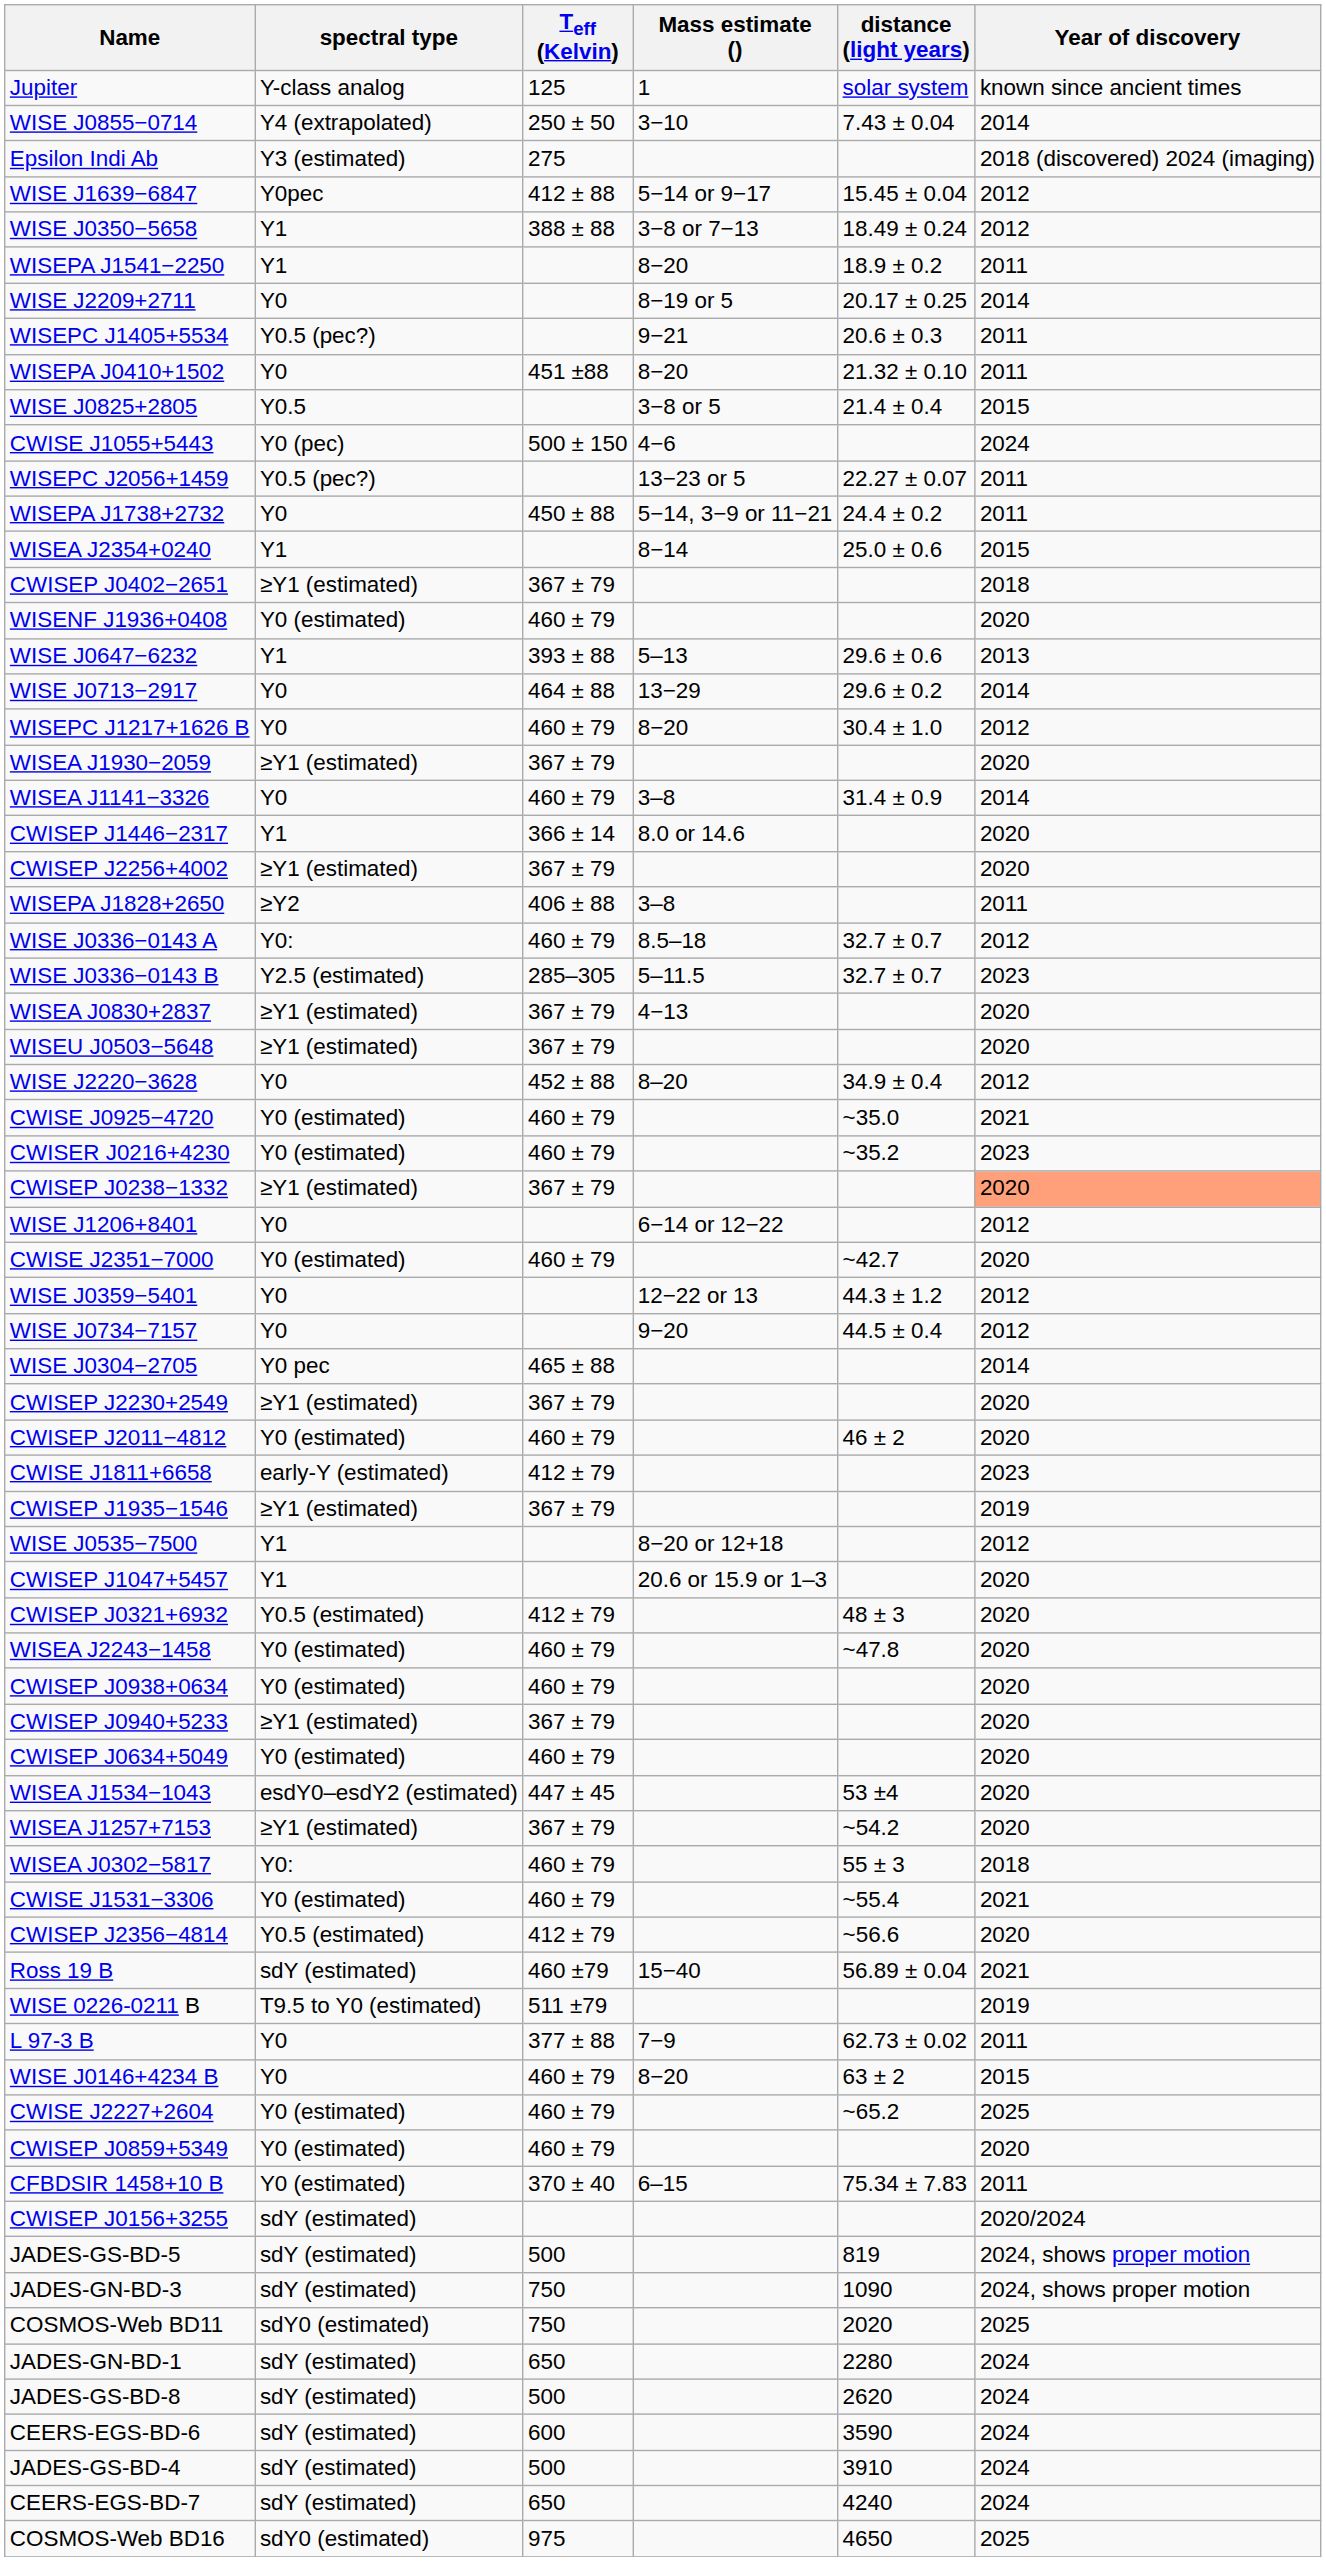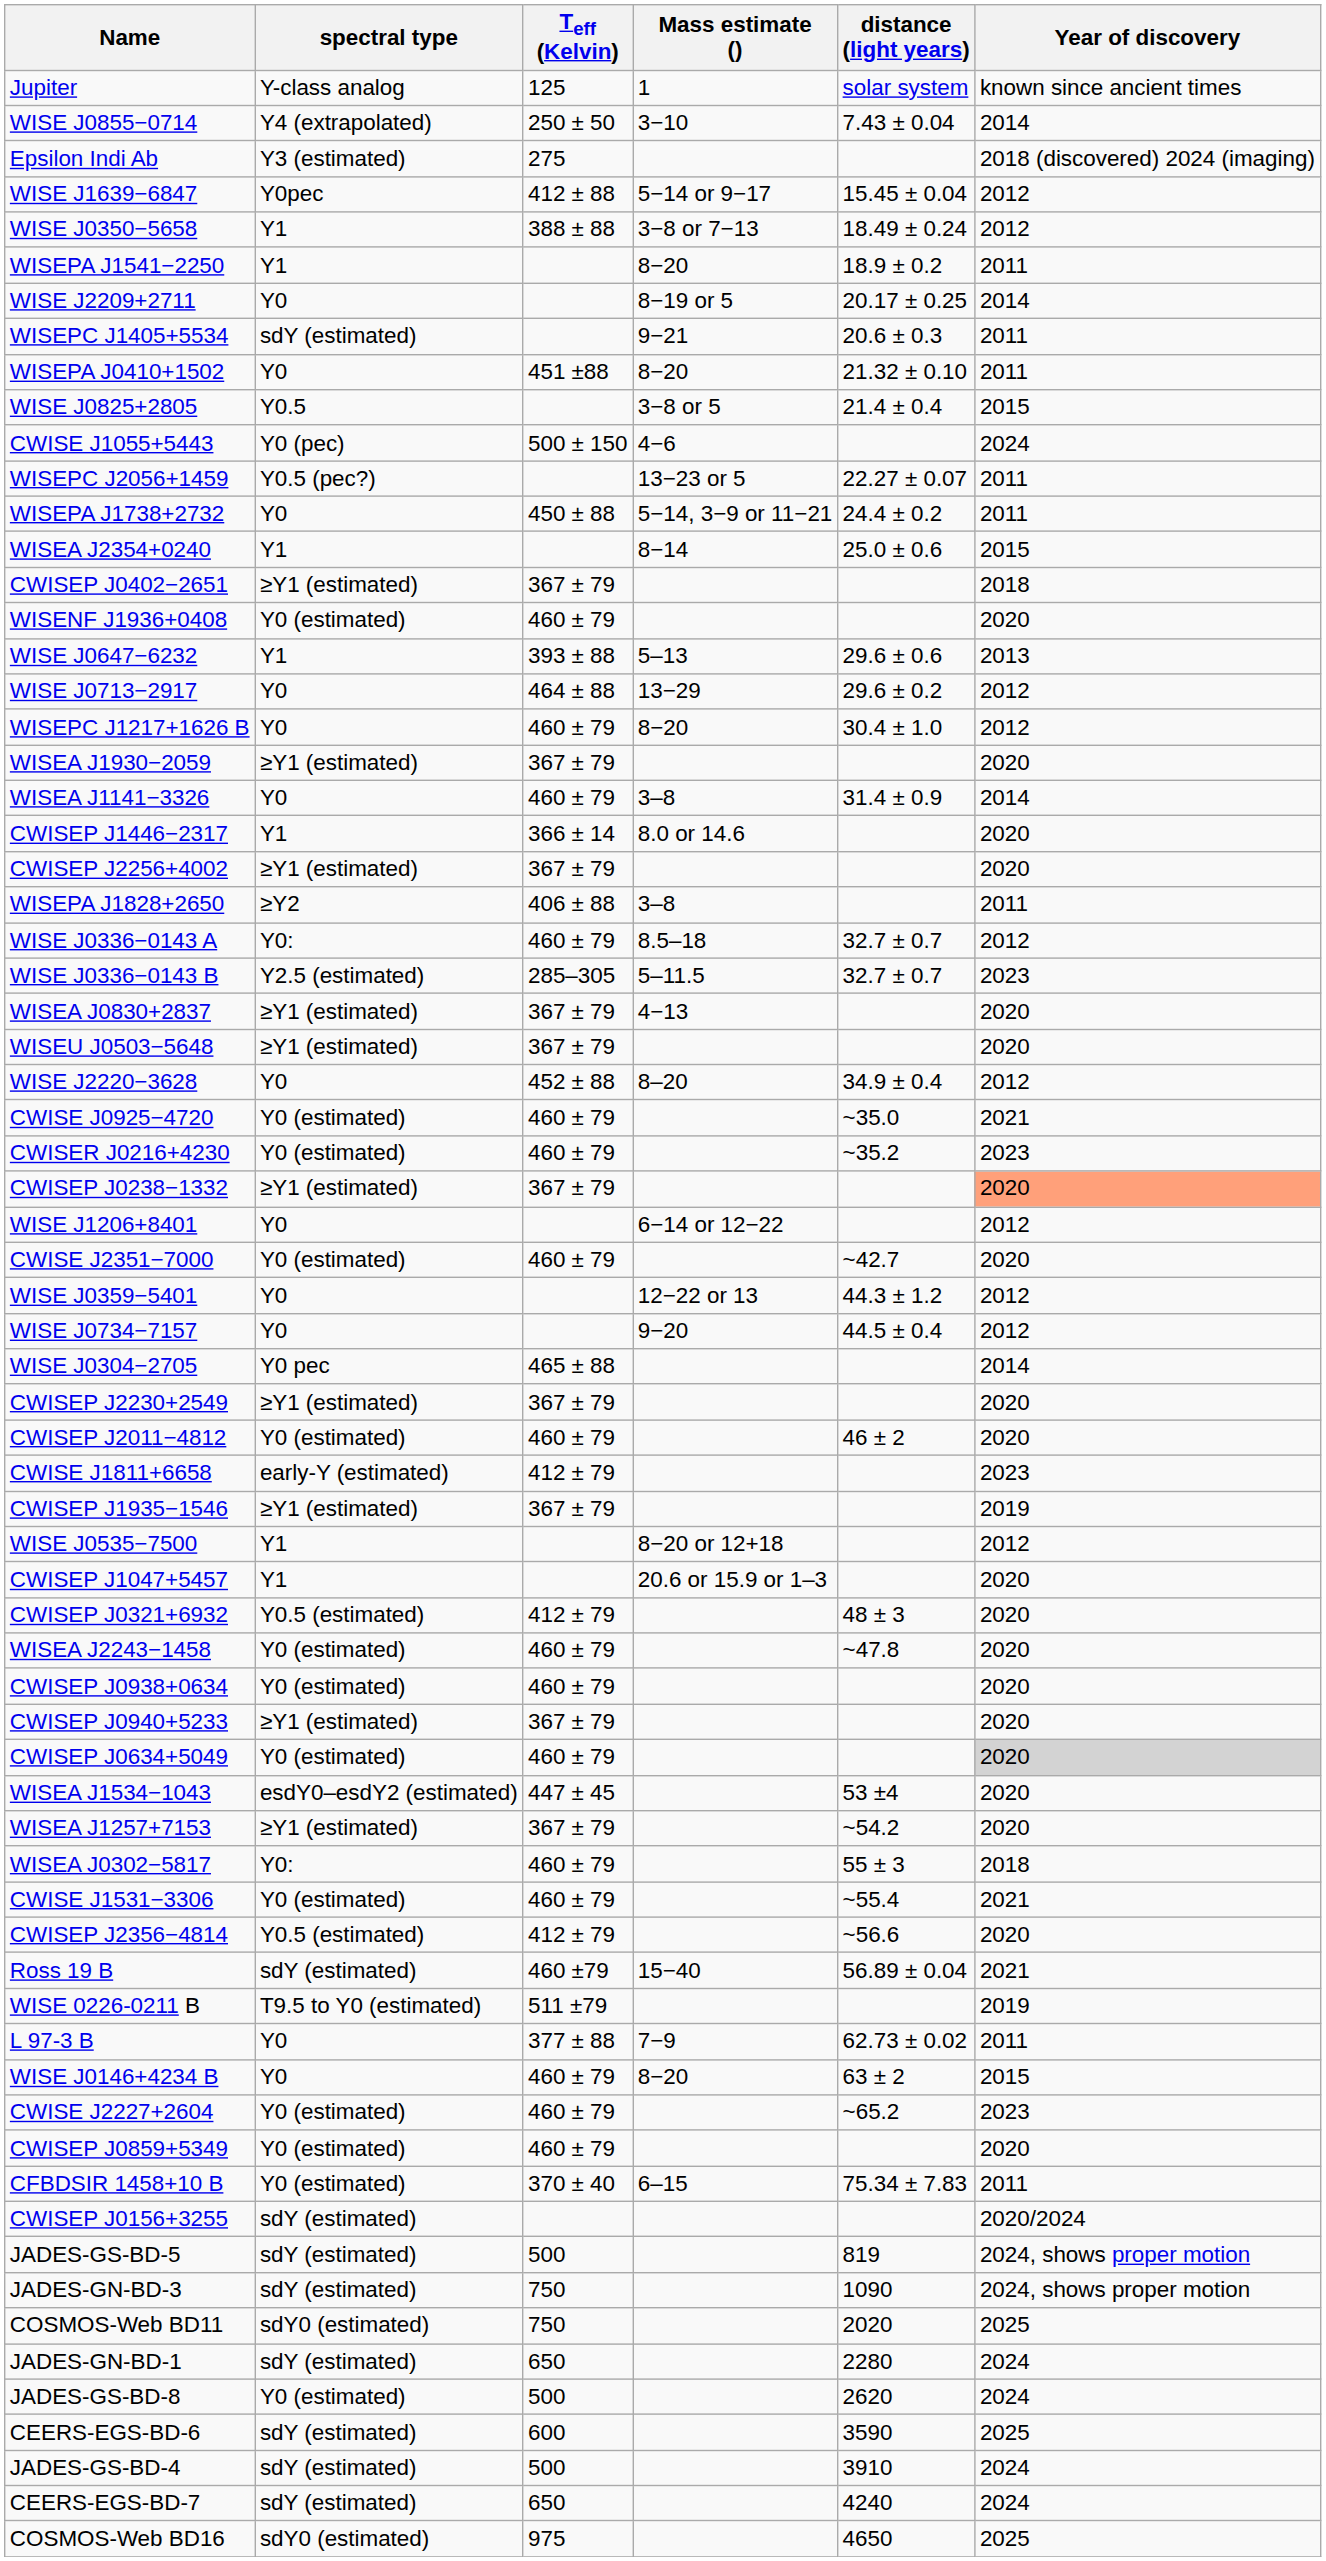(318, 336) Y0.5 (pec?) -> (338, 336) sdY (estimated)
(1005, 691) 2014 -> (1005, 691) 2012
(1005, 1757) no background -> (1005, 1757) lightgrey background
(1005, 2112) 2025 -> (1005, 2112) 2023
(338, 2396) sdY (estimated) -> (333, 2396) Y0 (estimated)
(1005, 2432) 2024 -> (1005, 2432) 2025
